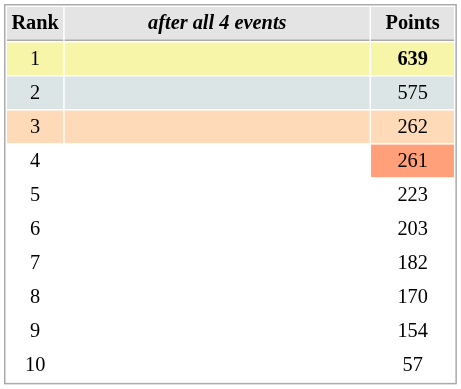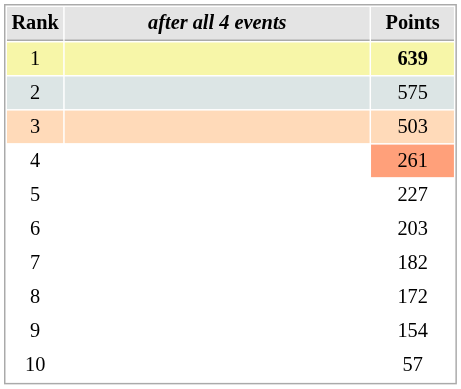(413, 126) 262 -> (413, 126) 503
(413, 194) 223 -> (413, 194) 227
(413, 296) 170 -> (413, 296) 172
